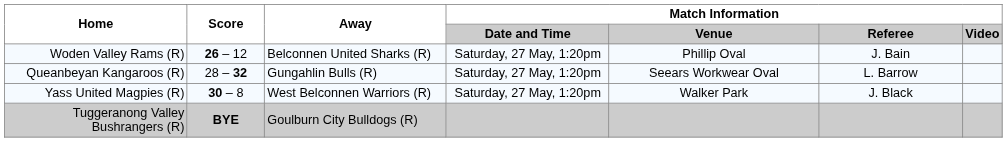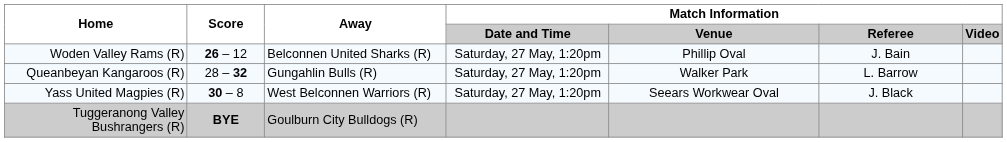(714, 73) Seears Workwear Oval -> (714, 73) Walker Park
(714, 93) Walker Park -> (714, 93) Seears Workwear Oval
